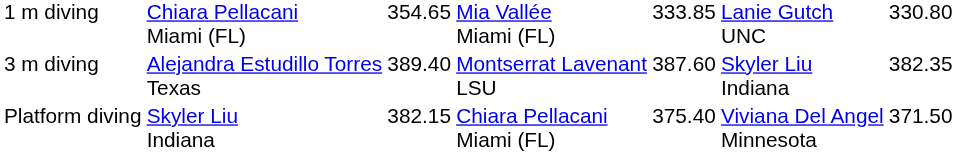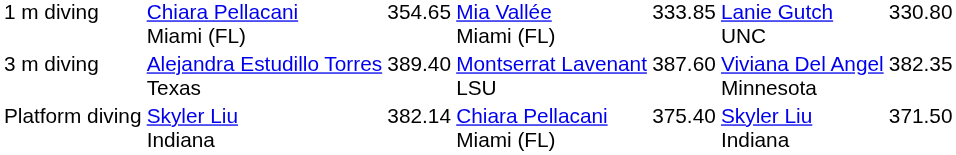(767, 76) Skyler Liu Indiana -> (802, 76) Viviana Del Angel Minnesota
(419, 116) 382.15 -> (419, 116) 382.14
(802, 128) Viviana Del Angel Minnesota -> (767, 128) Skyler Liu Indiana
